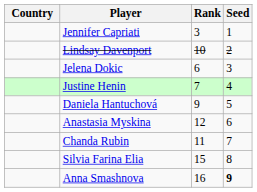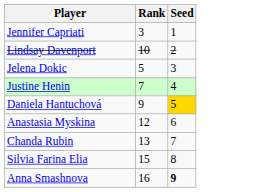- column: (32, 13)
(197, 68) 6 -> (141, 68) 5
(229, 104) no background -> (173, 104) gold background
(200, 141) 11 -> (144, 141) 13
